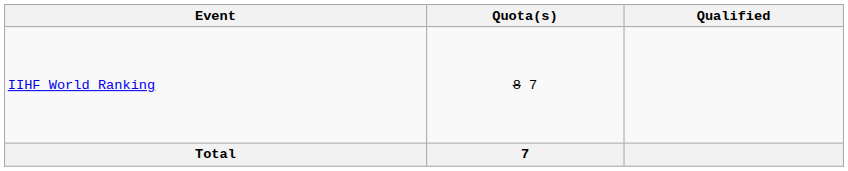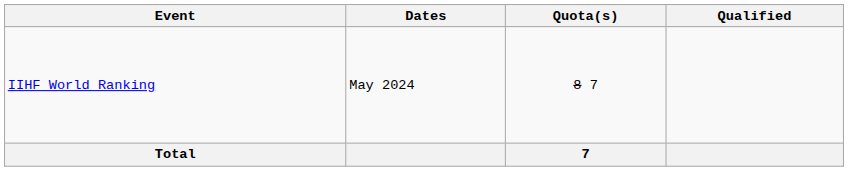+ column: (426, 16)
